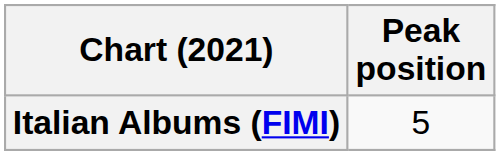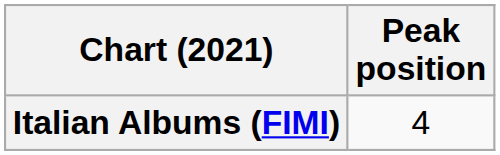(421, 122) 5 -> (421, 122) 4
